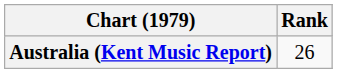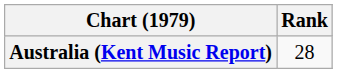(305, 52) 26 -> (305, 52) 28
